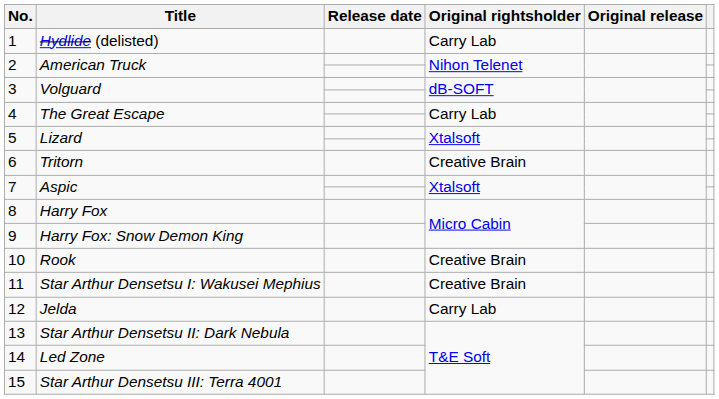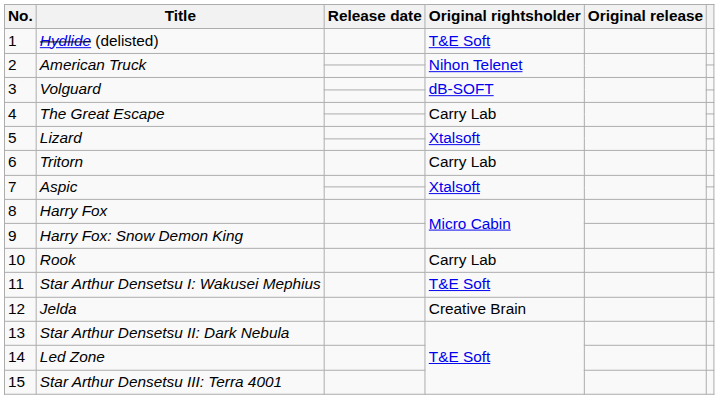(463, 41) Carry Lab -> (460, 41) T&E Soft
(477, 162) Creative Brain -> (463, 162) Carry Lab
(477, 260) Creative Brain -> (463, 260) Carry Lab
(477, 284) Creative Brain -> (460, 284) T&E Soft
(463, 308) Carry Lab -> (477, 308) Creative Brain
